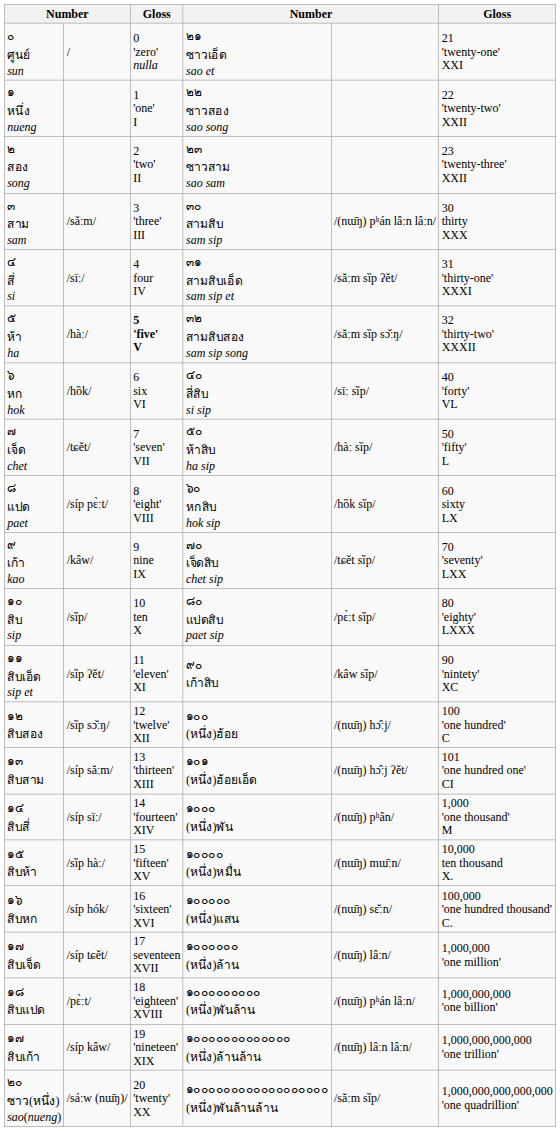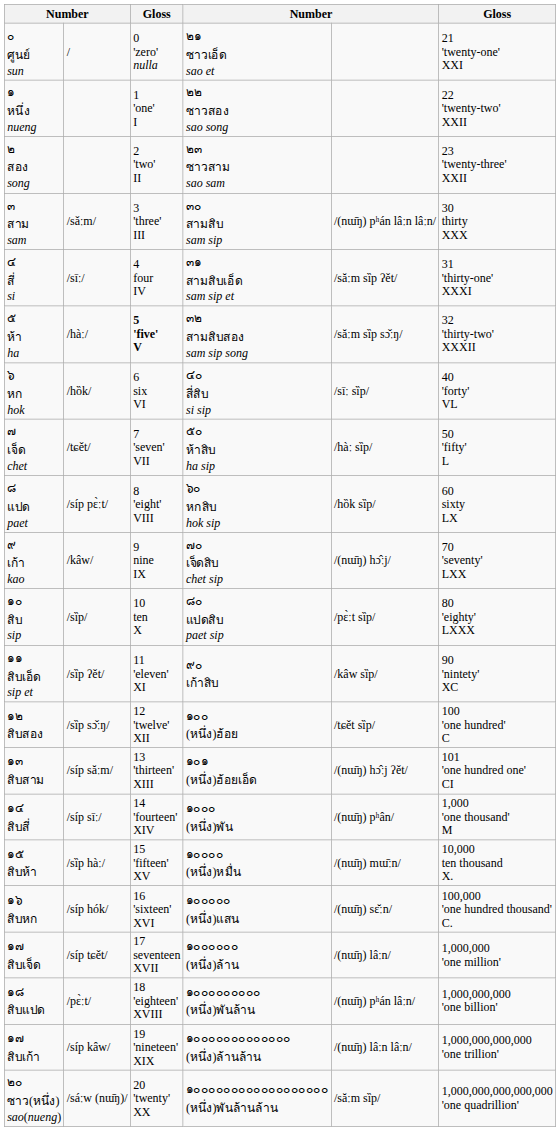(354, 560) /tɕět sȉp/ -> (362, 560) /(nɯ̄ŋ) hɔ̂ːj/
(362, 724) /(nɯ̄ŋ) hɔ̂ːj/ -> (354, 724) /tɕět sȉp/
